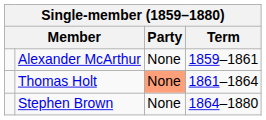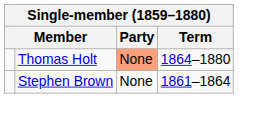- row: (79, 59)
(223, 81) 1861–1864 -> (196, 59) 1864–1880
(223, 103) 1864–1880 -> (196, 81) 1861–1864
